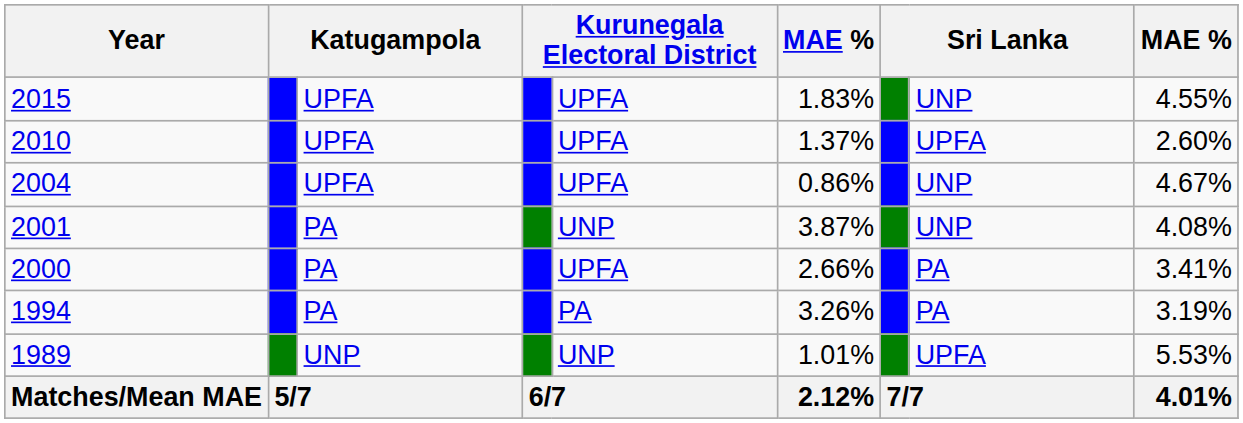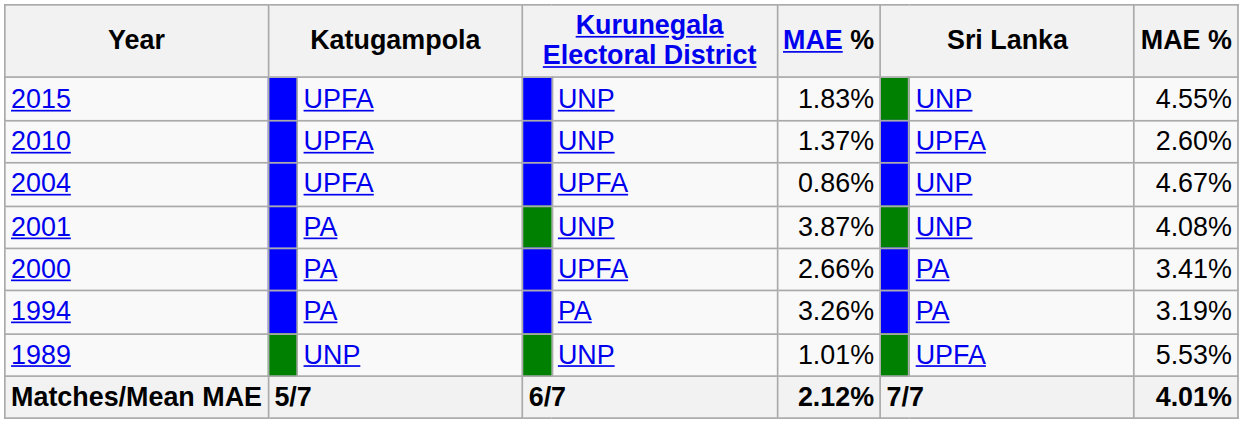(593, 98) UPFA -> (586, 98) UNP
(593, 141) UPFA -> (586, 141) UNP
